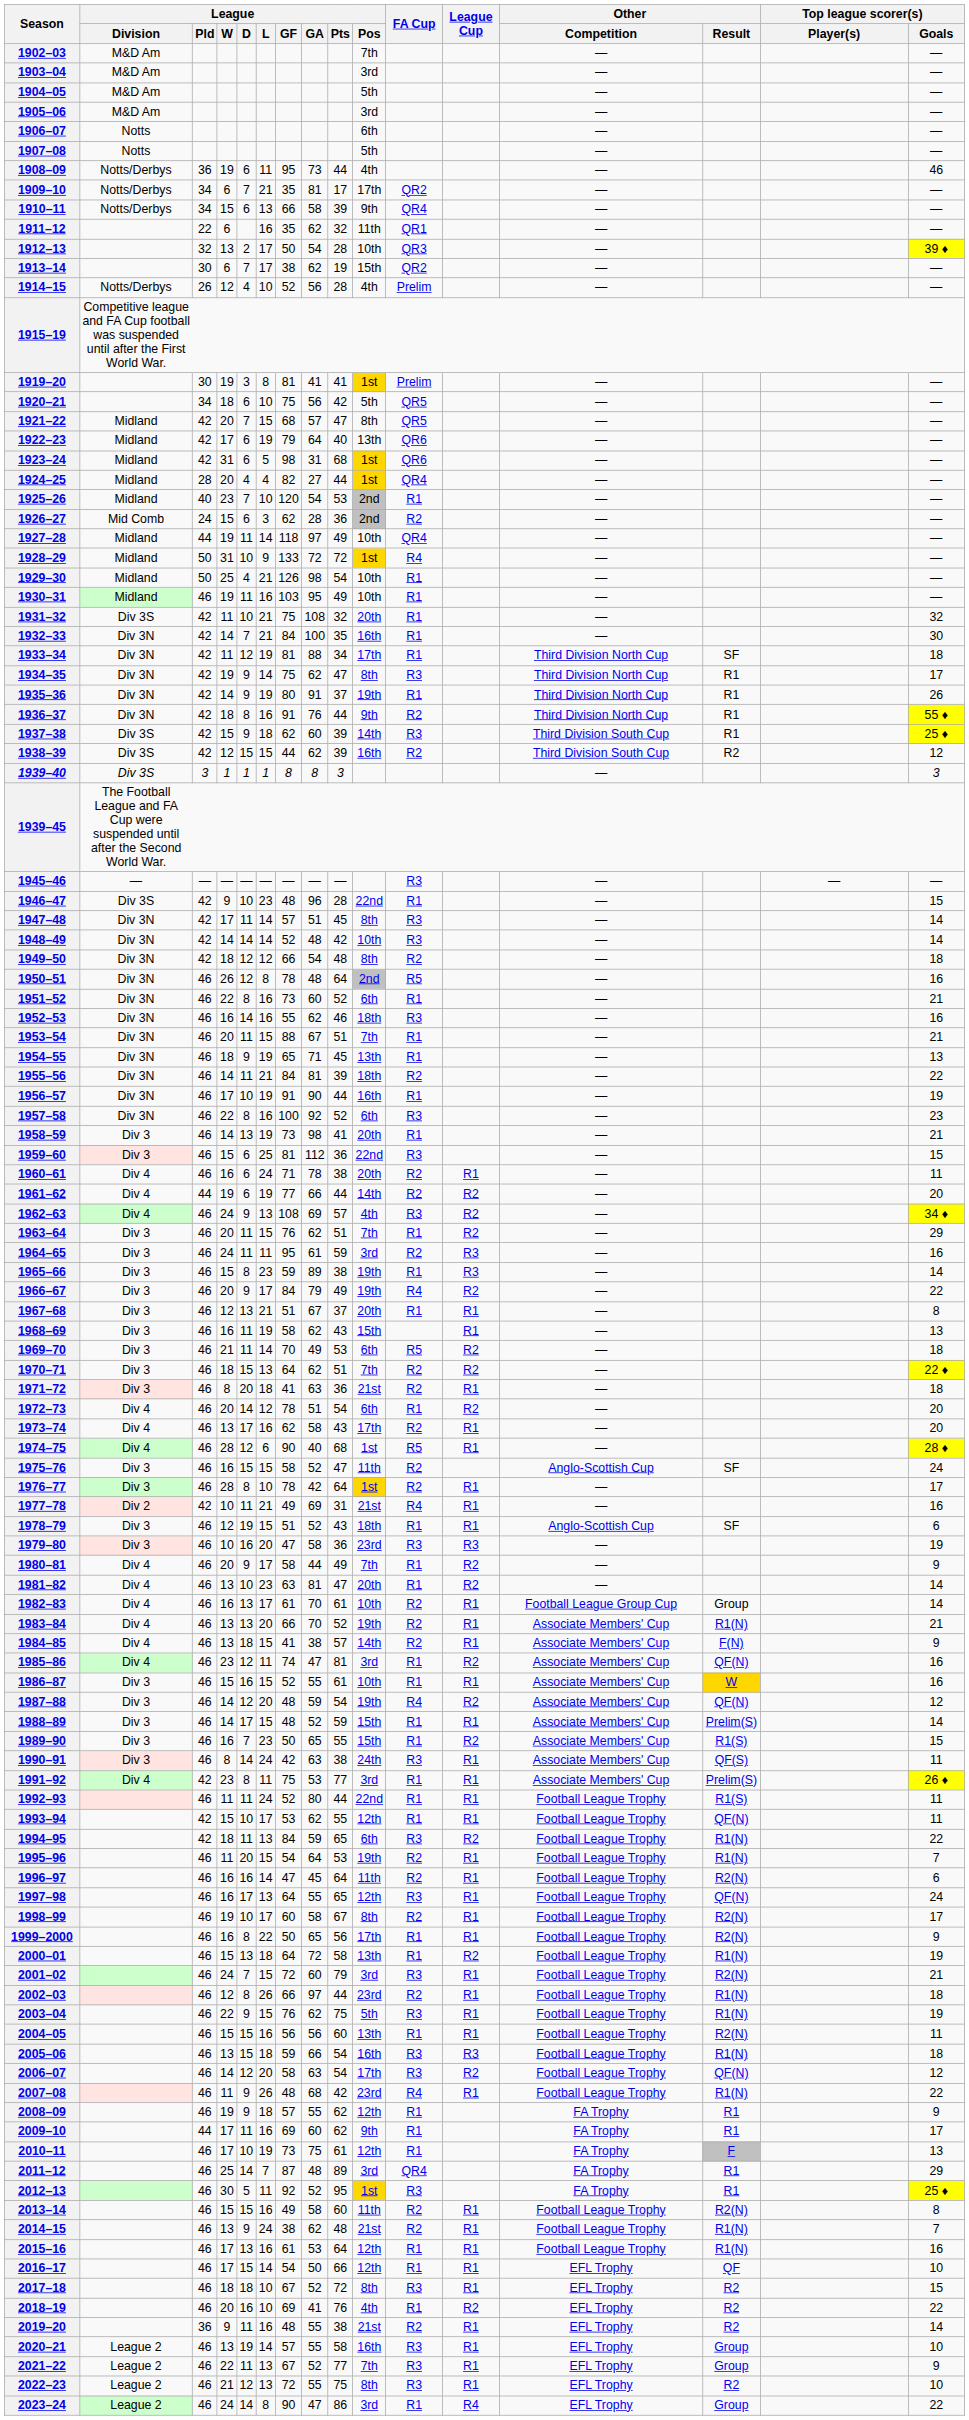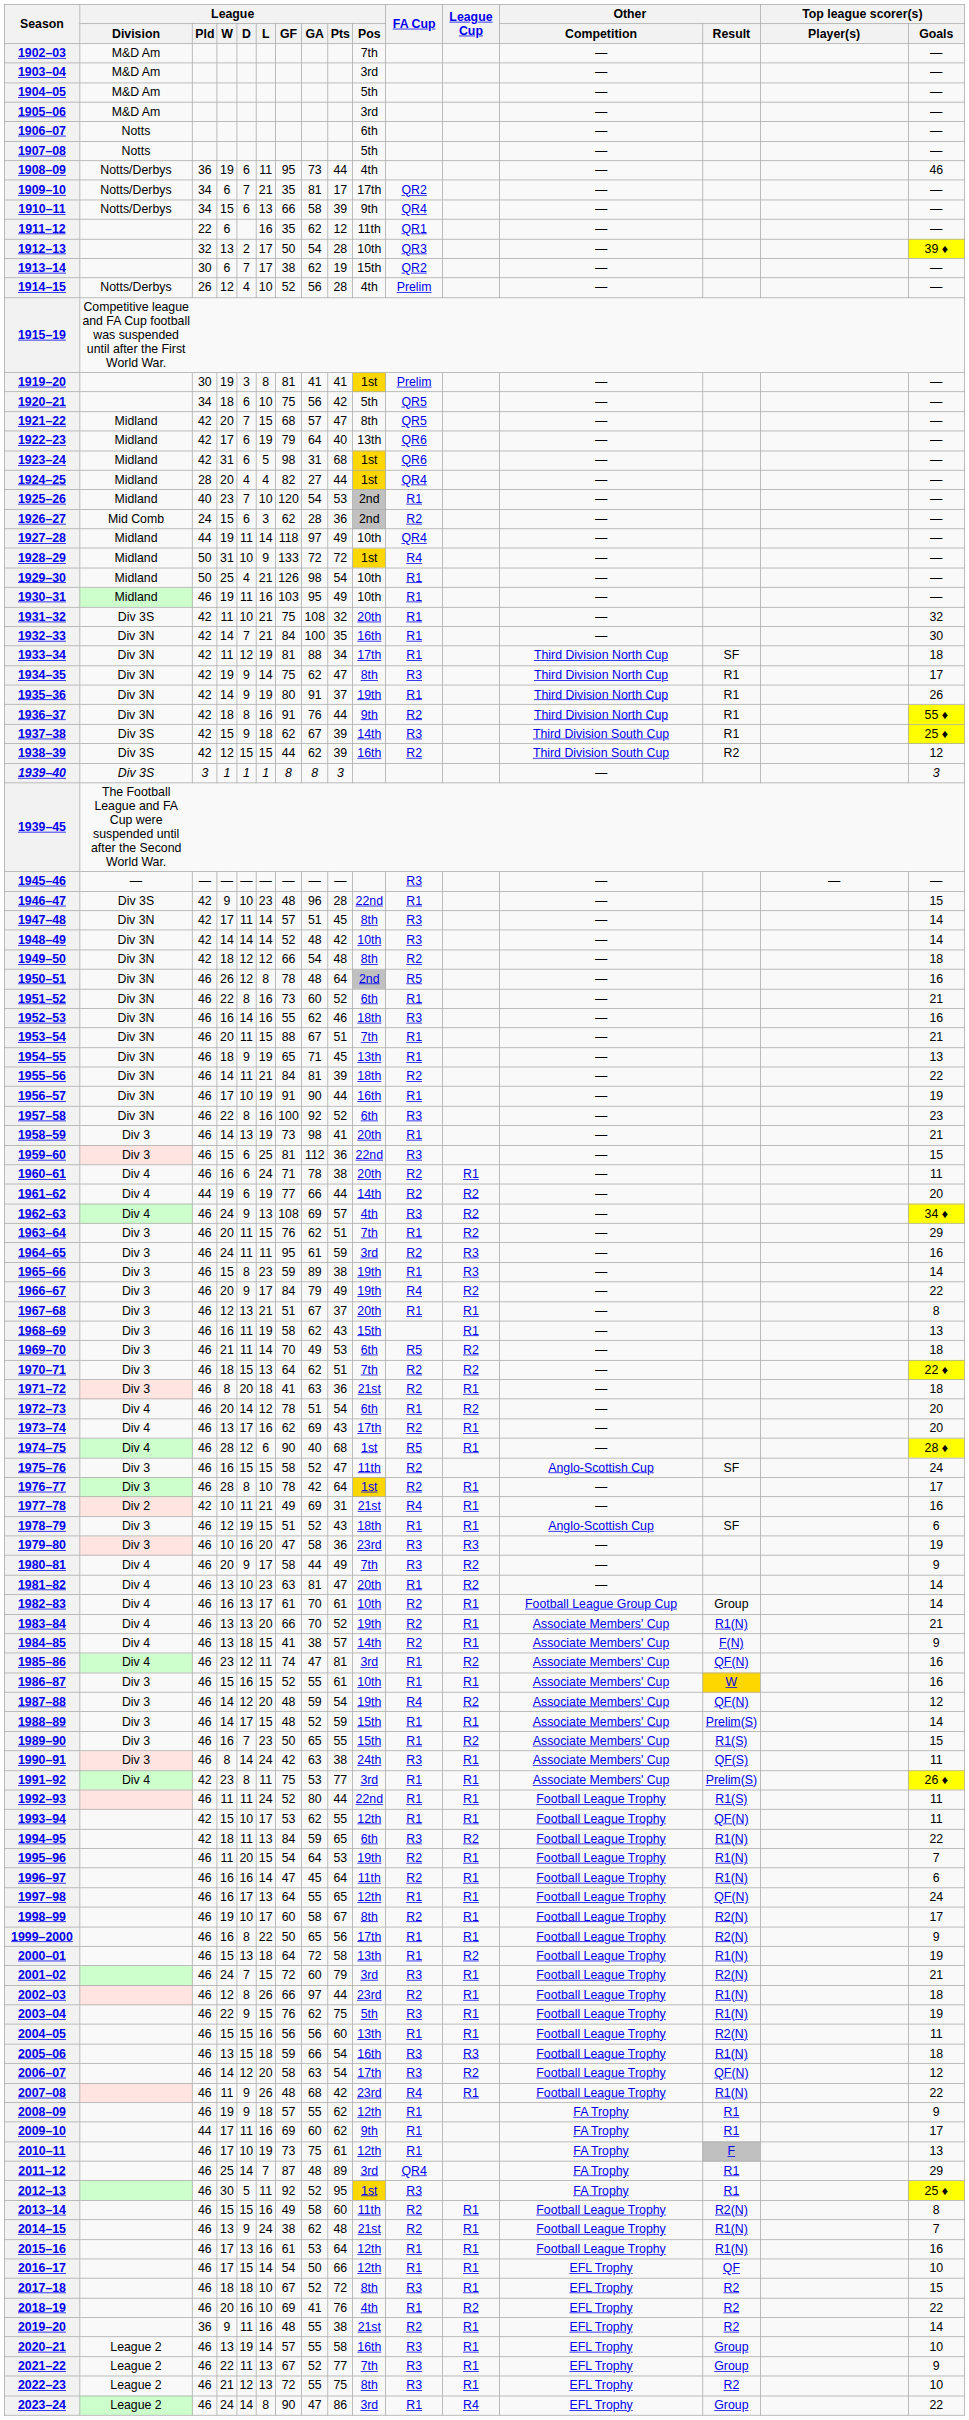(340, 229) 32 -> (340, 229) 12
(315, 734) 60 -> (315, 734) 67
(315, 1428) 58 -> (315, 1428) 69
(414, 1565) R1 -> (414, 1565) R3
(731, 1877) R2(N) -> (731, 1877) R1(N)
(414, 1897) R3 -> (414, 1897) R1
